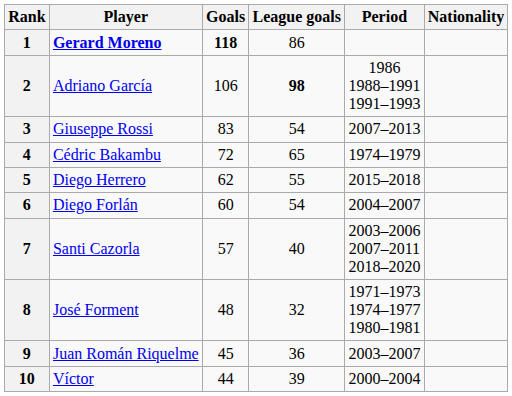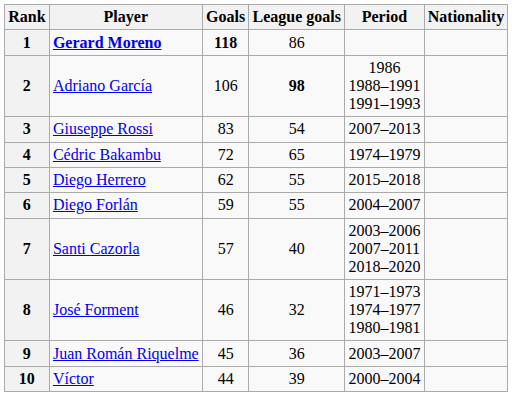(226, 205) 60 -> (226, 205) 59
(297, 205) 54 -> (297, 205) 55
(226, 310) 48 -> (226, 310) 46
